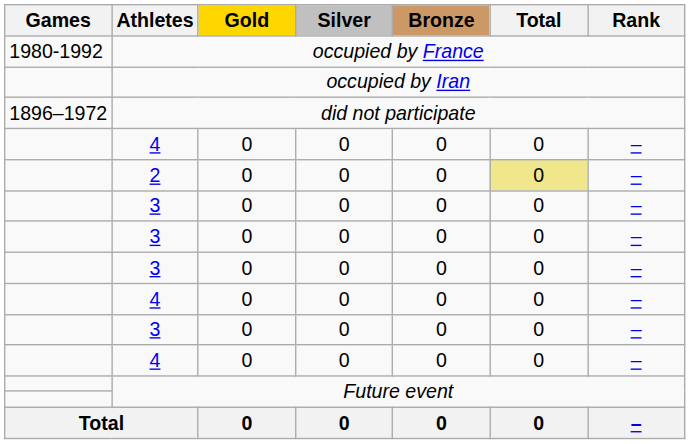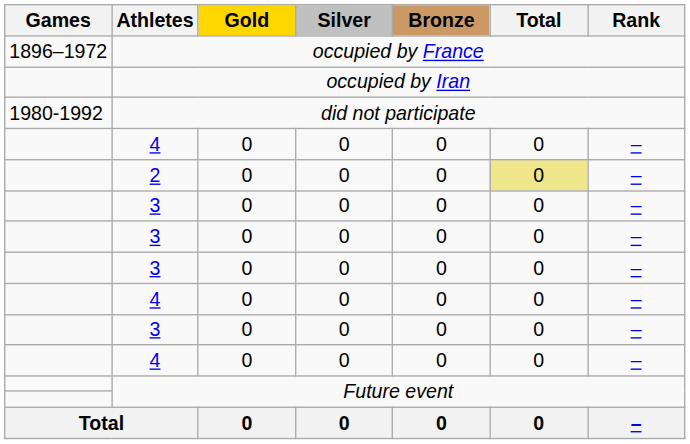(56, 51) 1980-1992 -> (58, 51) 1896–1972
(58, 113) 1896–1972 -> (56, 113) 1980-1992
